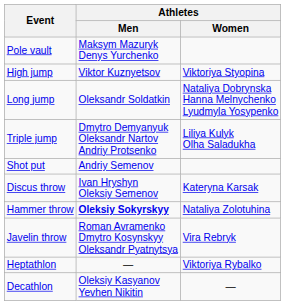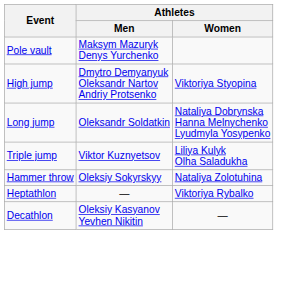(119, 73) Viktor Kuznyetsov -> (123, 84) Dmytro Demyanyuk Oleksandr Nartov Andriy Protsenko
(123, 139) Dmytro Demyanyuk Oleksandr Nartov Andriy Protsenko -> (119, 156) Viktor Kuznyetsov
- row: (26, 167)
- row: (36, 188)
(124, 210) bold -> (120, 178) normal
- row: (37, 238)
